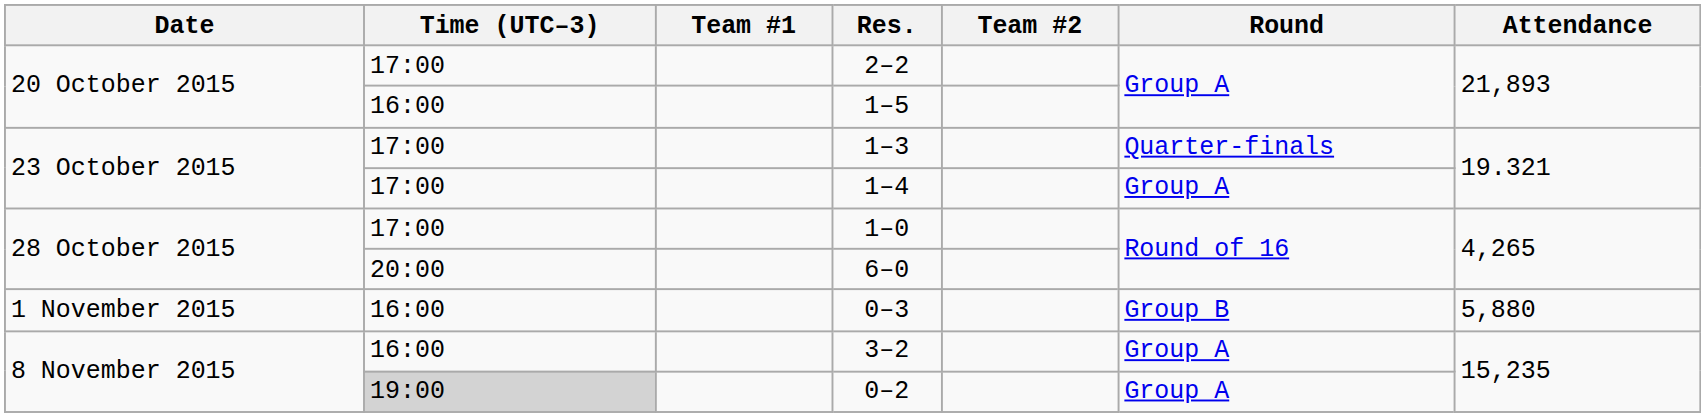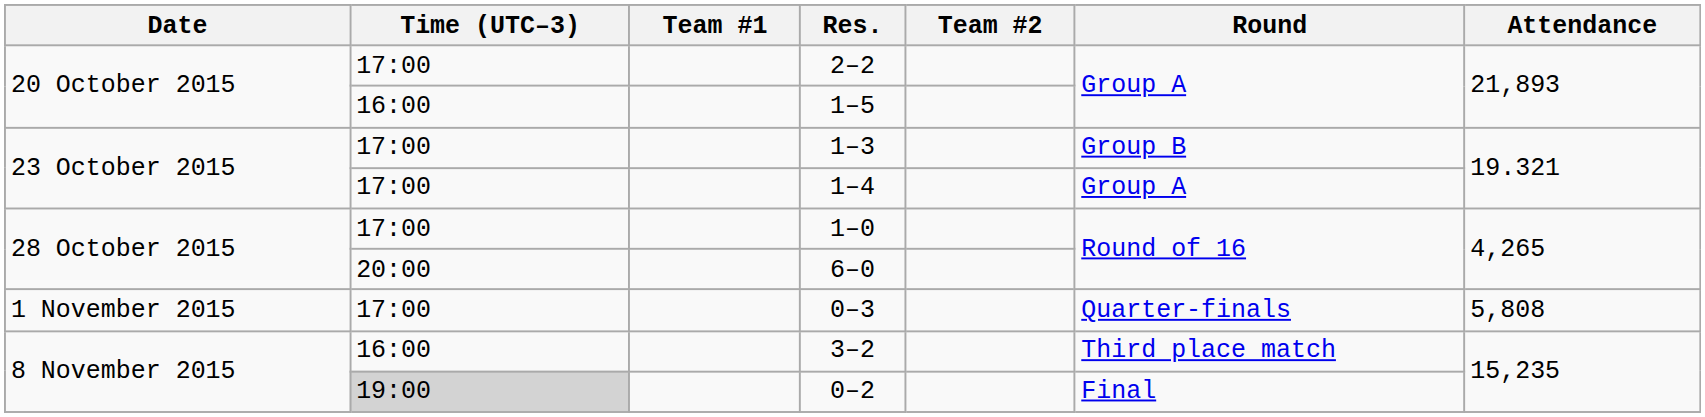(1229, 147) Quarter-finals -> (1134, 147) Group B
(407, 310) 16:00 -> (394, 310) 17:00
(1177, 310) Group B -> (1186, 310) Quarter-finals
(1498, 310) 5,880 -> (1508, 310) 5,808
(1177, 351) Group A -> (1209, 351) Third place match
(1177, 391) Group A -> (1119, 391) Final
